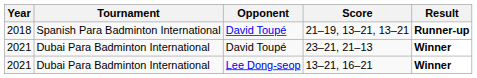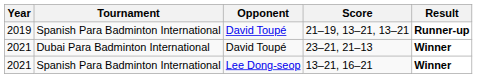(19, 31) 2018 -> (19, 31) 2019
(123, 65) Dubai Para Badminton International -> (129, 65) Spanish Para Badminton International
